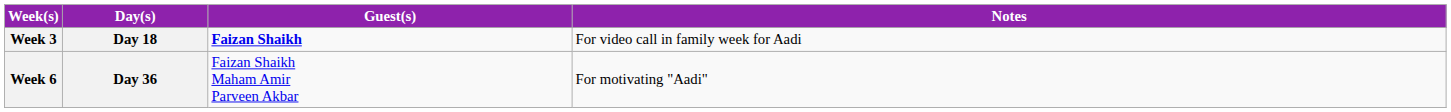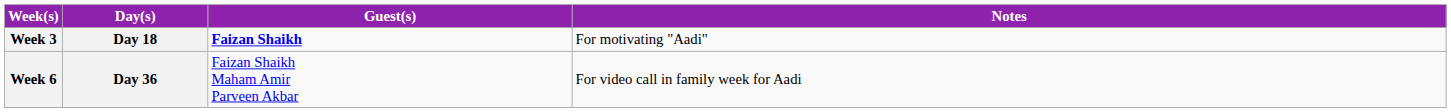(689, 39) For video call in family week for Aadi -> (642, 39) For motivating "Aadi"
(642, 79) For motivating "Aadi" -> (689, 79) For video call in family week for Aadi
